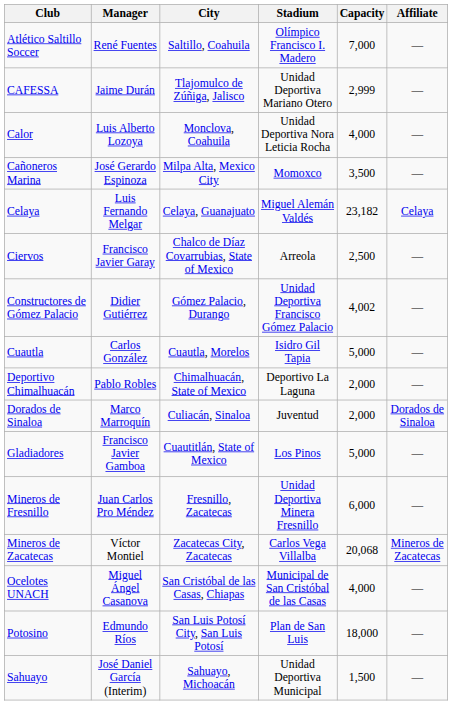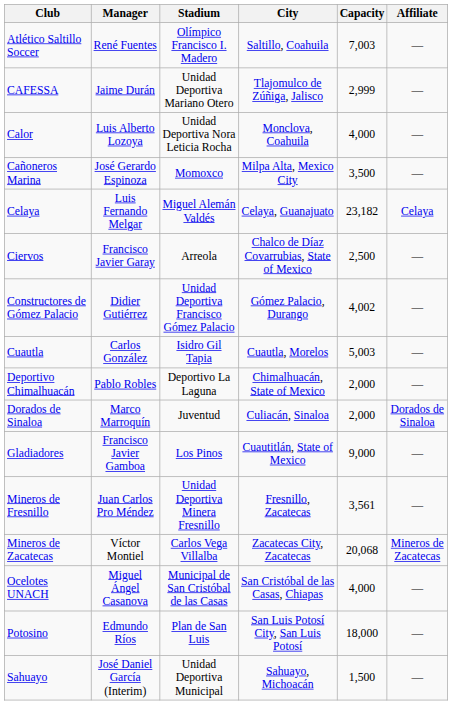columns swapped: (209, 13) <-> (298, 13)
(362, 45) 7,000 -> (362, 45) 7,003
(362, 352) 5,000 -> (362, 352) 5,003
(362, 454) 5,000 -> (362, 454) 9,000
(362, 505) 6,000 -> (362, 505) 3,561
